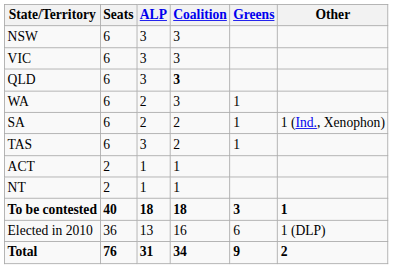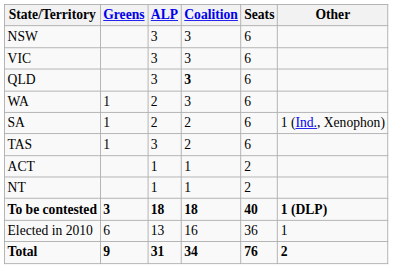columns swapped: (118, 15) <-> (254, 15)
(284, 209) 1 -> (304, 209) 1 (DLP)
(303, 230) 1 (DLP) -> (284, 230) 1
